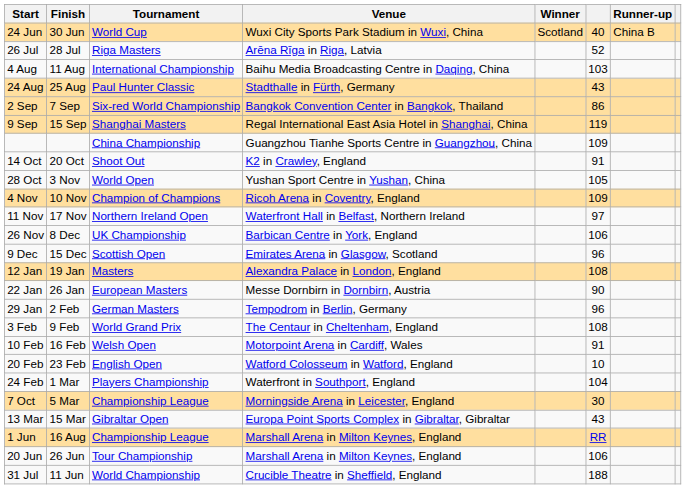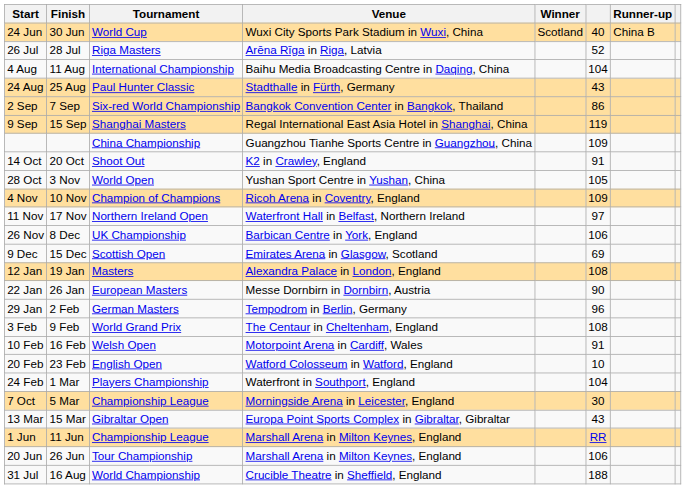(598, 69) 103 -> (598, 69) 104
(598, 254) 96 -> (598, 254) 69
(68, 438) 16 Aug -> (67, 438) 11 Jun
(67, 475) 11 Jun -> (68, 475) 16 Aug
